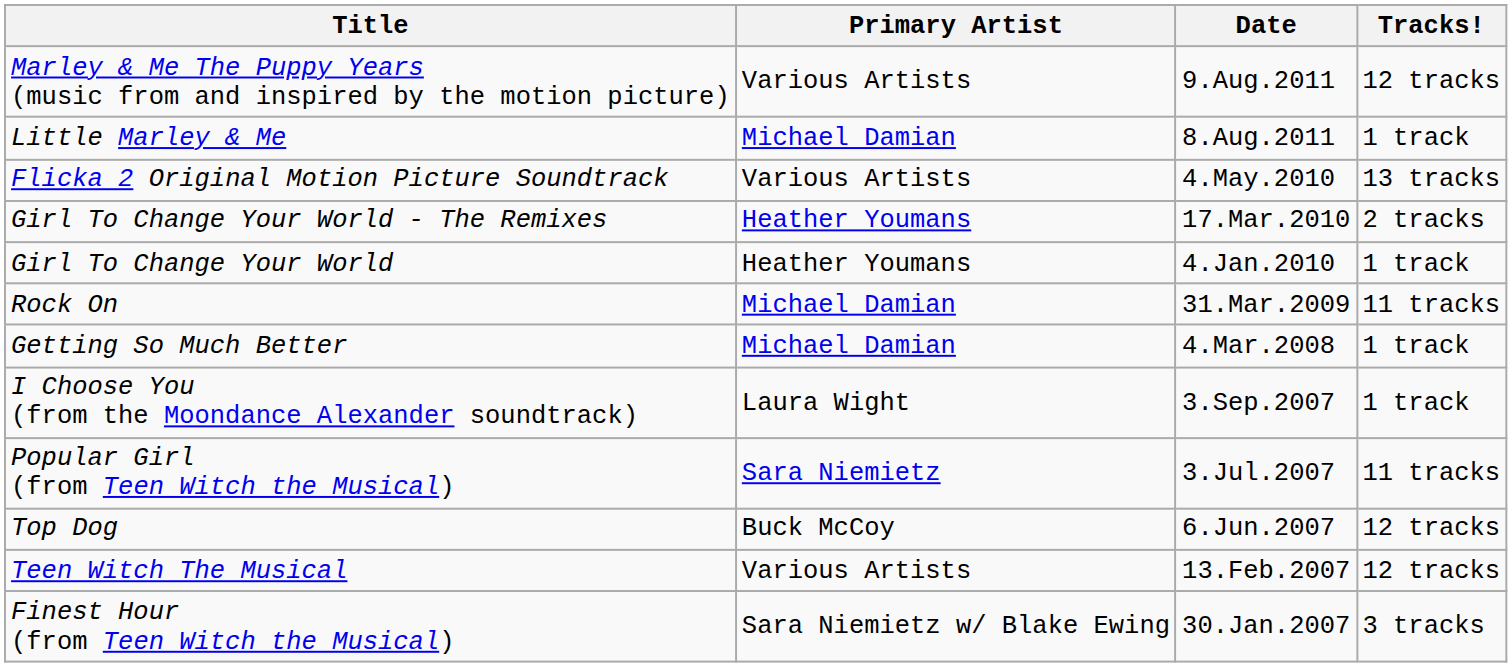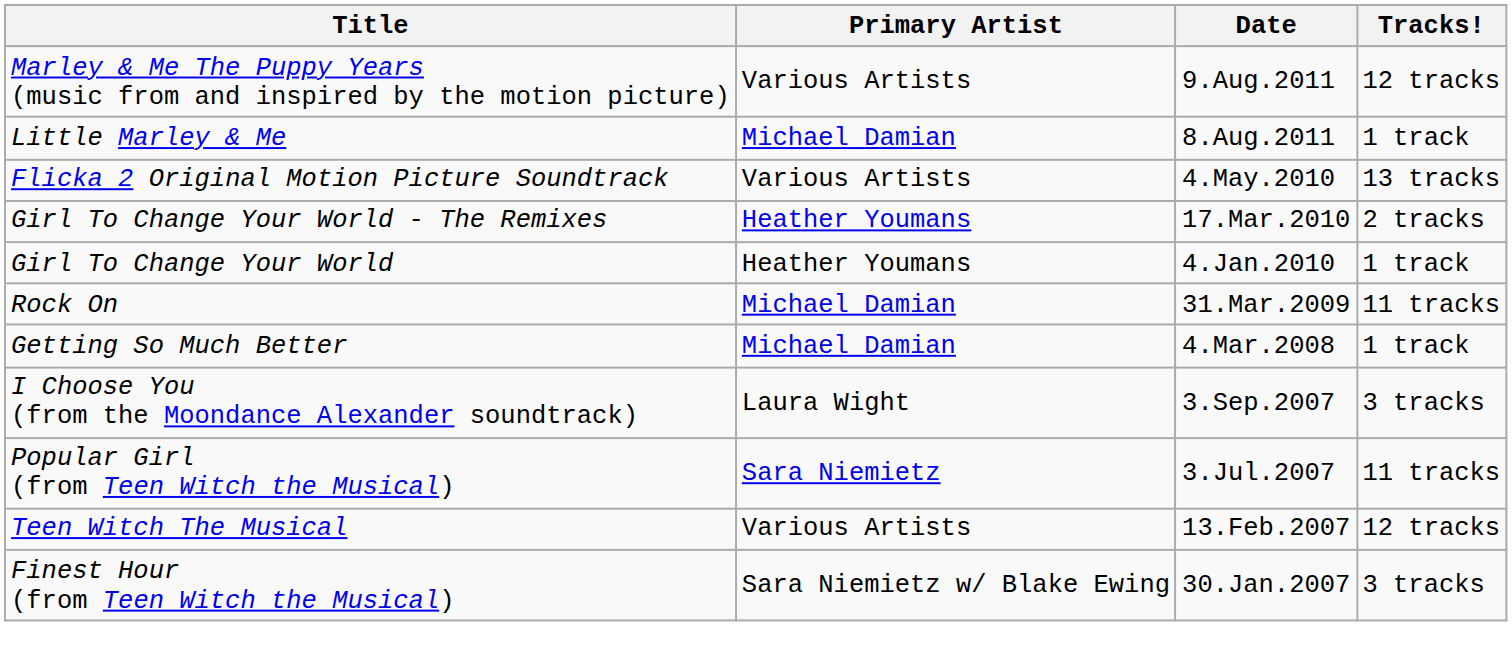(1416, 402) 1 track -> (1424, 402) 3 tracks
- row: (65, 529)
